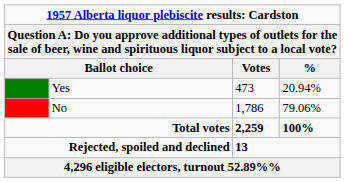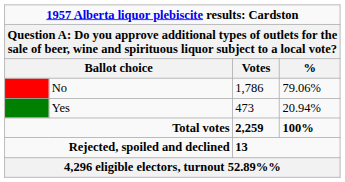rows swapped: (59, 108) <-> (61, 88)
